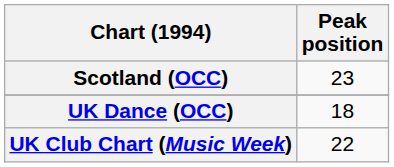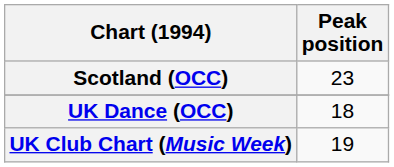(343, 144) 22 -> (343, 144) 19
